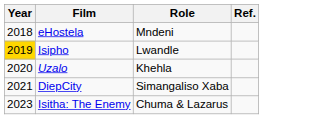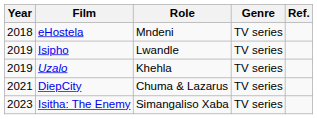+ column: (258, 13)
(20, 50) gold background -> (20, 50) no background
(20, 68) 2020 -> (20, 68) 2019
(182, 86) Simangaliso Xaba -> (182, 86) Chuma & Lazarus
(182, 104) Chuma & Lazarus -> (182, 104) Simangaliso Xaba
